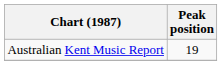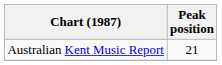(192, 49) 19 -> (192, 49) 21
